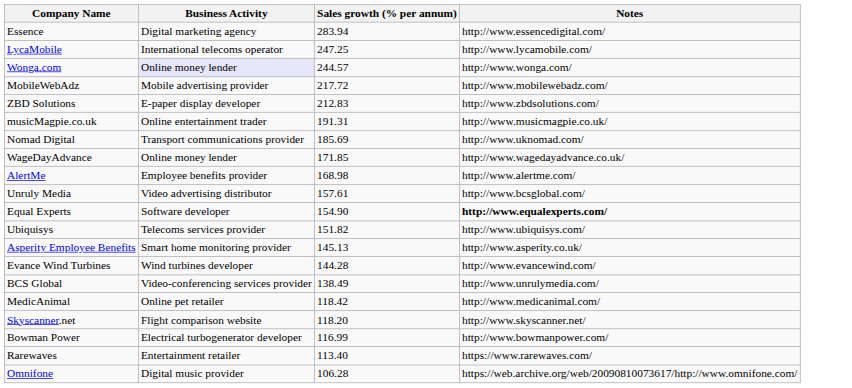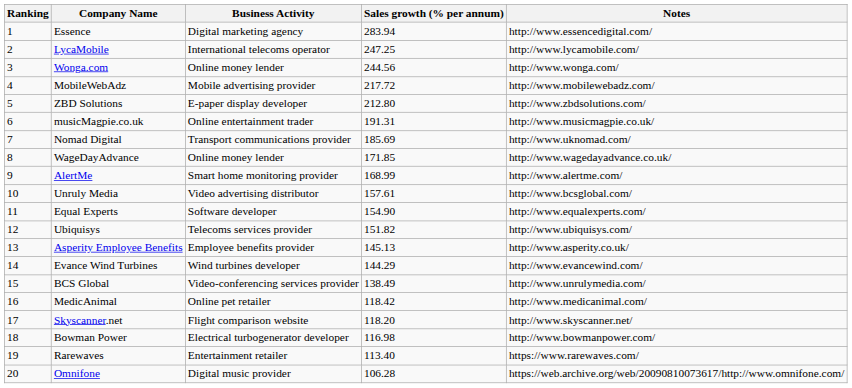+ column: (28, 13)
(189, 67) lavender background -> (236, 67) no background
(333, 67) 244.57 -> (380, 67) 244.56
(333, 103) 212.83 -> (380, 103) 212.80
(204, 175) Employee benefits provider -> (263, 175) Smart home monitoring provider
(333, 175) 168.98 -> (380, 175) 168.99
(535, 211) bold -> (577, 211) normal
(216, 247) Smart home monitoring provider -> (251, 247) Employee benefits provider
(333, 265) 144.28 -> (380, 265) 144.29
(332, 337) 116.99 -> (379, 337) 116.98
